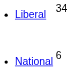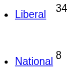(61, 56) 6 -> (61, 56) 8
